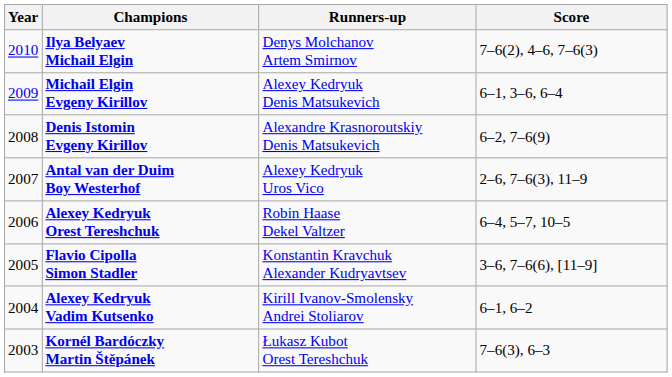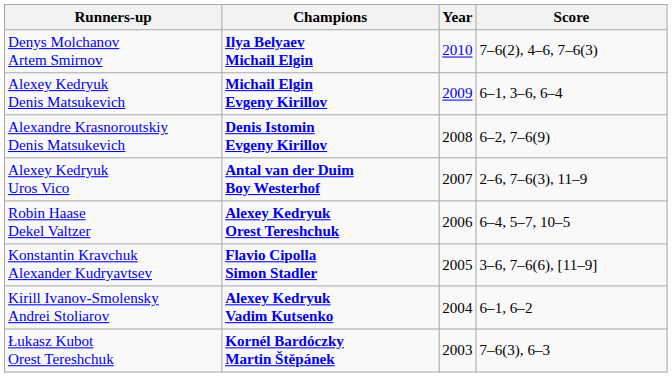columns swapped: (23, 17) <-> (367, 17)
